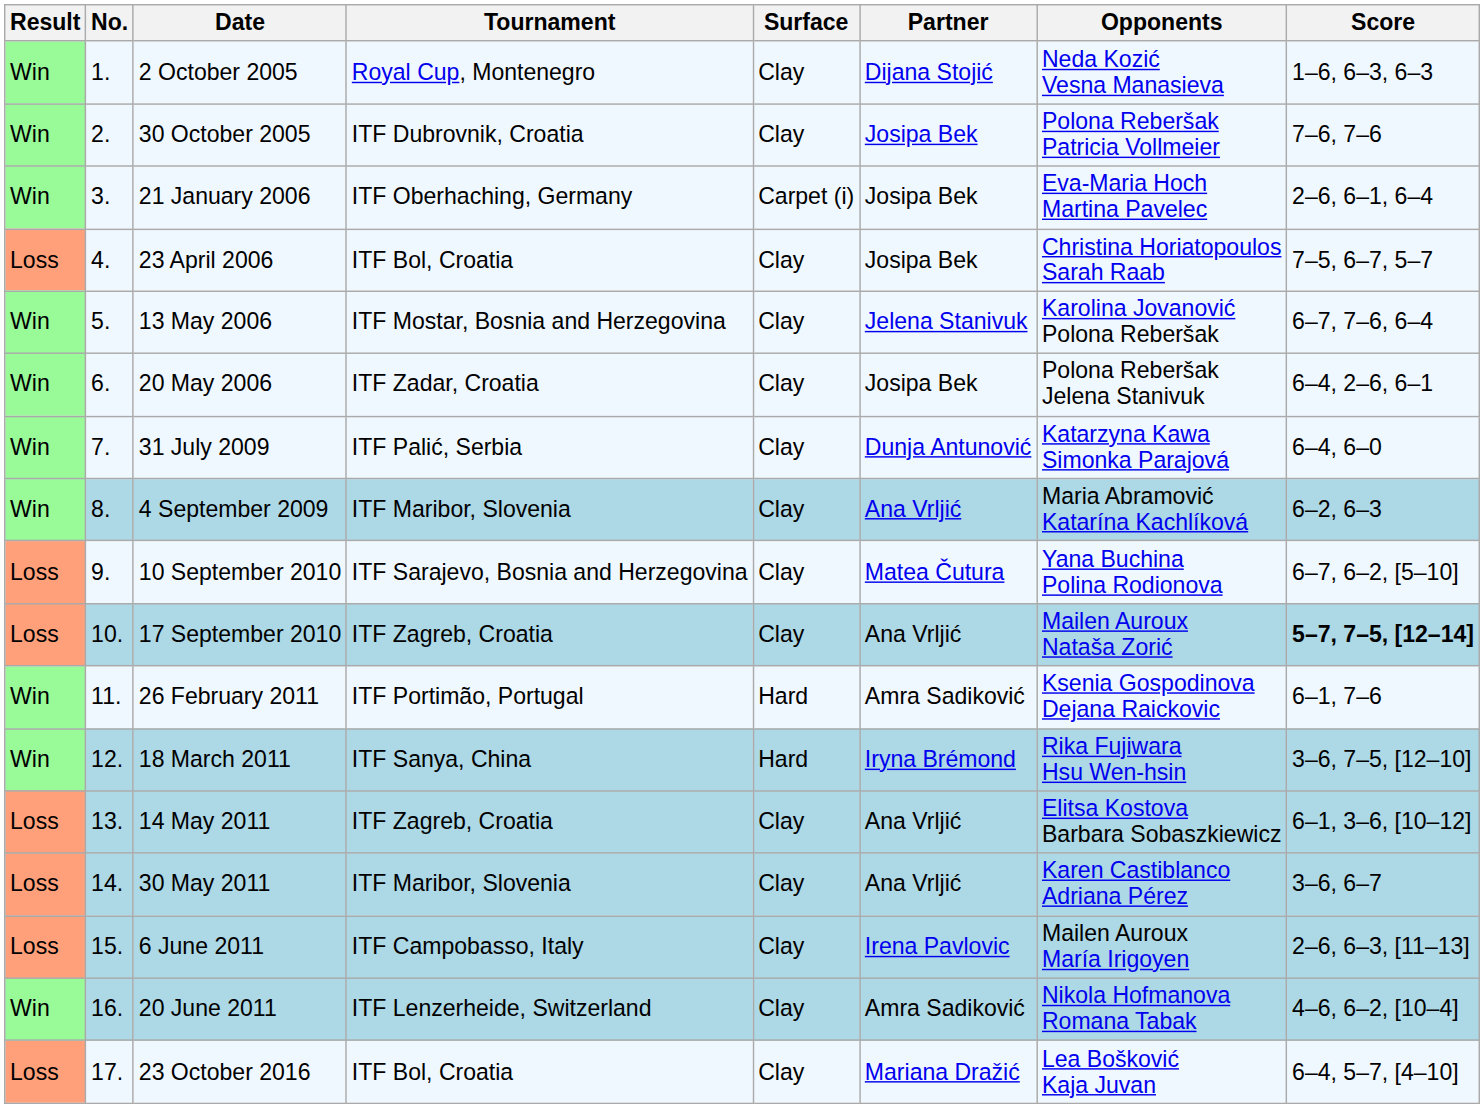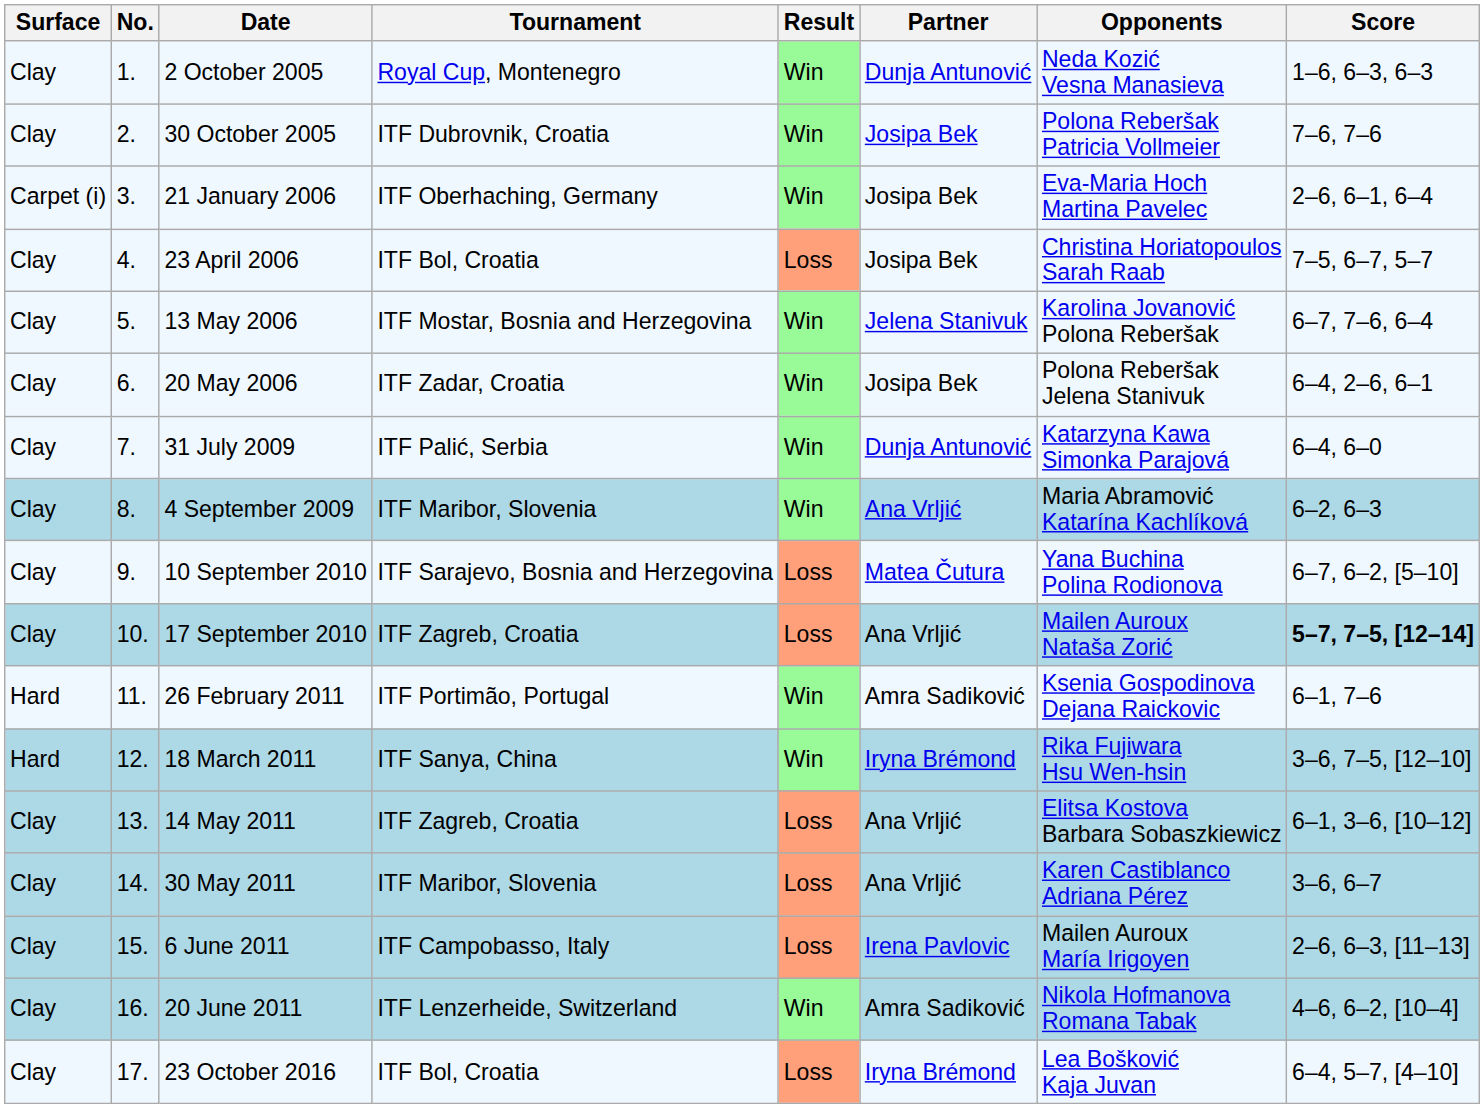columns swapped: (45, 22) <-> (806, 22)
(929, 72) Dijana Stojić -> (948, 72) Dunja Antunović
(942, 1071) Mariana Dražić -> (940, 1071) Iryna Brémond
